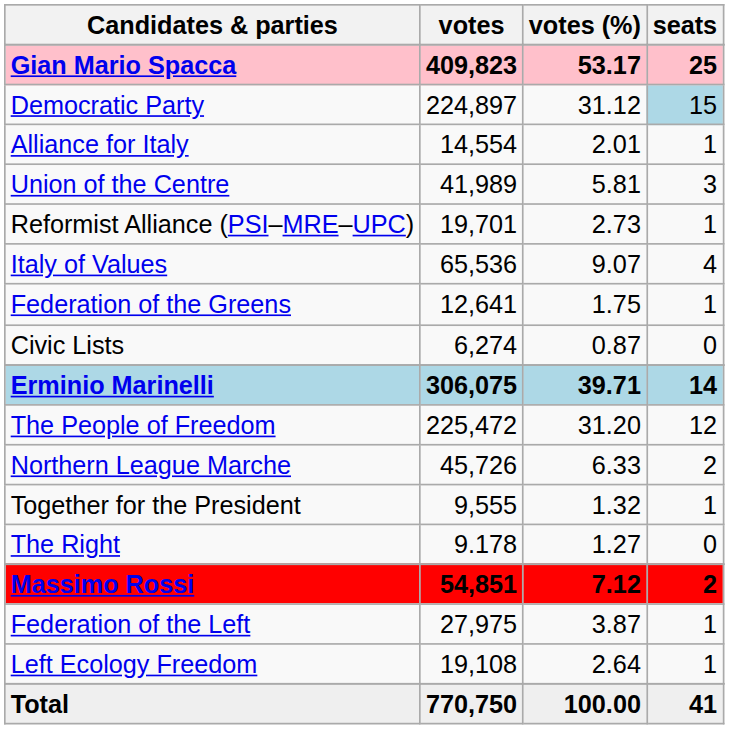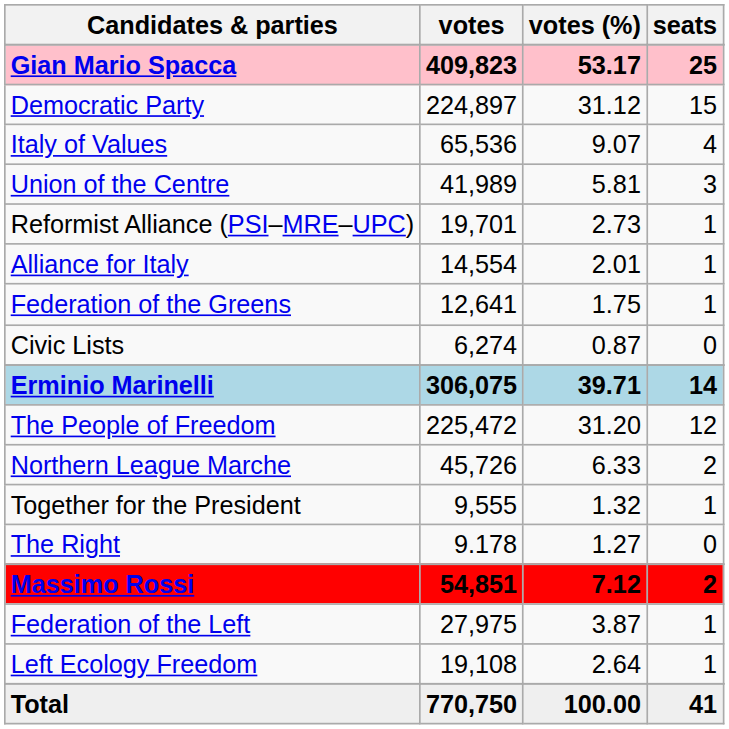(703, 105) lightblue background -> (703, 105) no background
rows swapped: (89, 265) <-> (100, 145)
